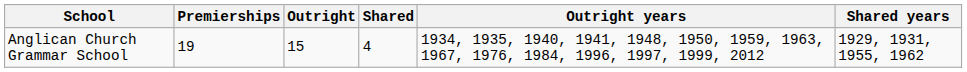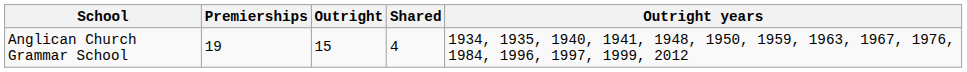- column: (898, 16)
